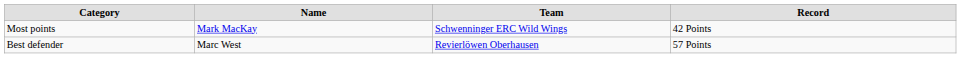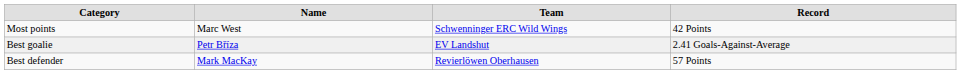(227, 28) Mark MacKay -> (219, 28) Marc West
+ row: (30, 45)
(219, 45) Marc West -> (227, 61) Mark MacKay
